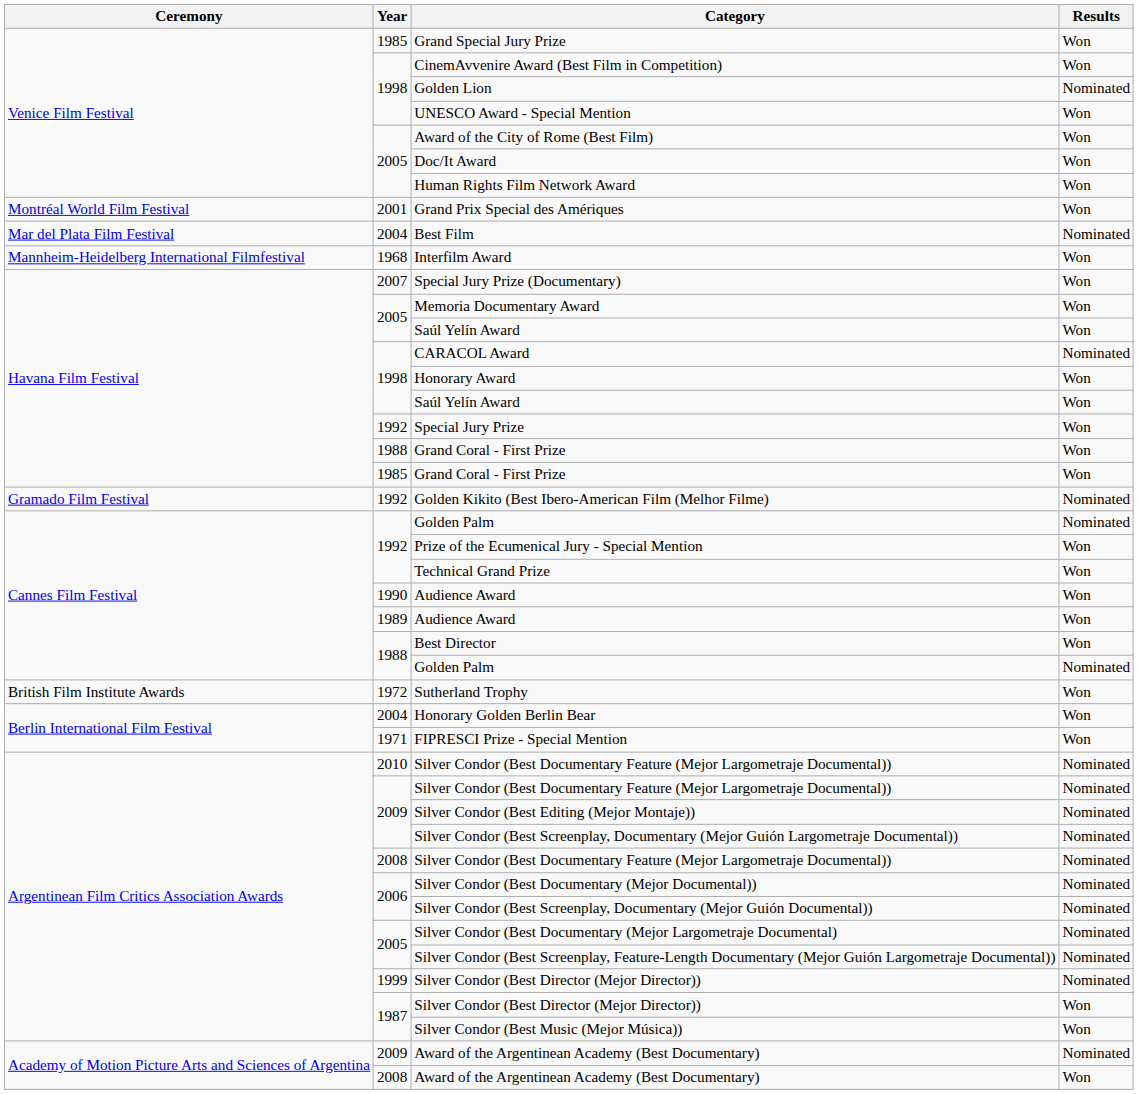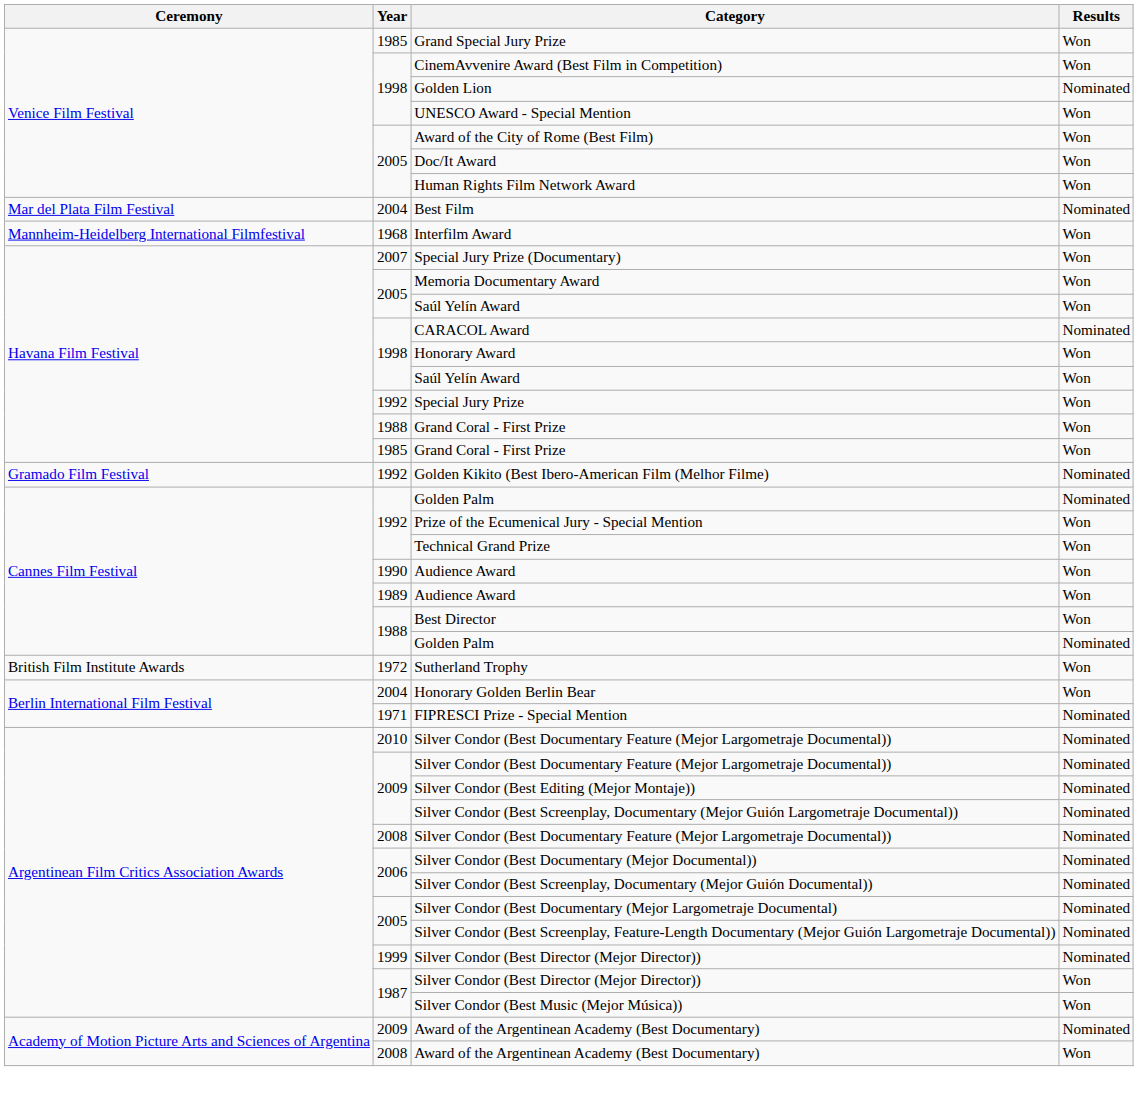- row: (392, 209)
(1077, 739) Won -> (1096, 715) Nominated
